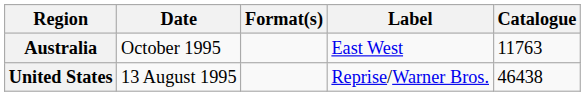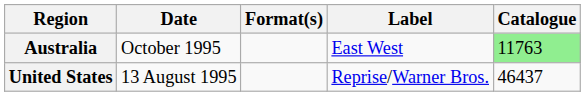(520, 47) no background -> (520, 47) lightgreen background
(520, 76) 46438 -> (520, 76) 46437
